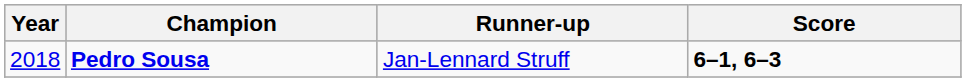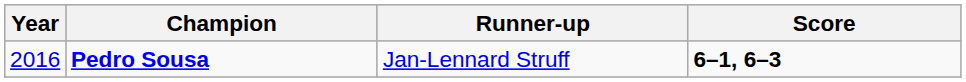(35, 59) 2018 -> (35, 59) 2016
